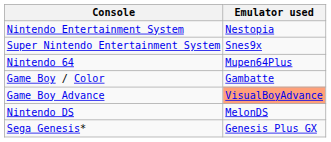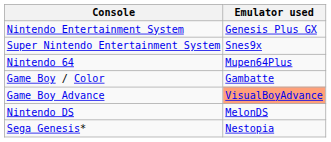(250, 29) Nestopia -> (271, 29) Genesis Plus GX
(271, 128) Genesis Plus GX -> (250, 128) Nestopia
